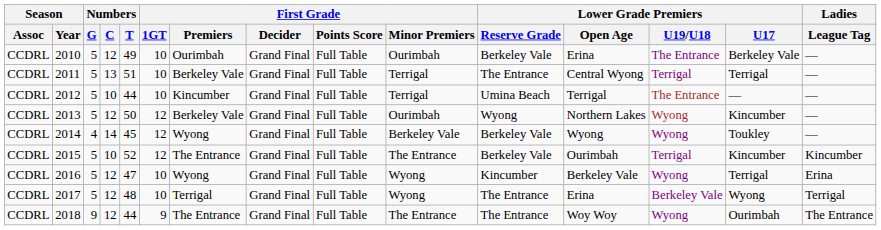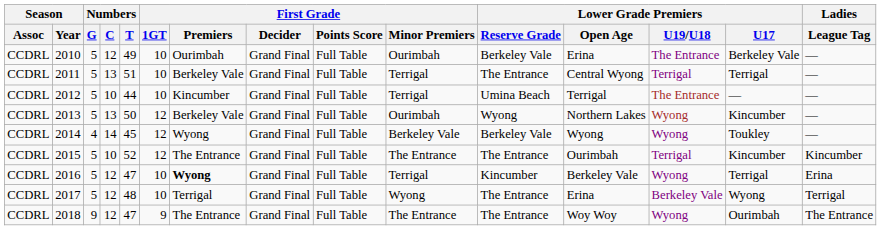(110, 114) 12 -> (110, 114) 13
(516, 154) Berkeley Vale -> (514, 154) The Entrance
(191, 174) normal -> (192, 174) bold
(407, 174) Wyong -> (408, 174) Terrigal
(130, 214) 44 -> (130, 214) 47
